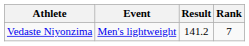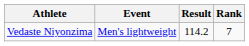(196, 31) 141.2 -> (196, 31) 114.2
